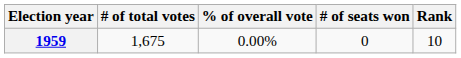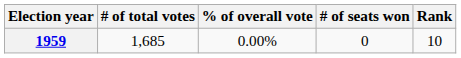(148, 40) 1,675 -> (148, 40) 1,685
